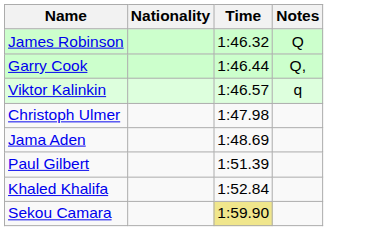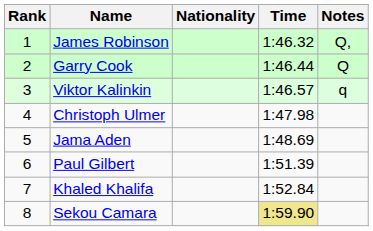+ column: (27, 16)
(298, 41) Q -> (343, 41) Q,
(298, 66) Q, -> (343, 66) Q
